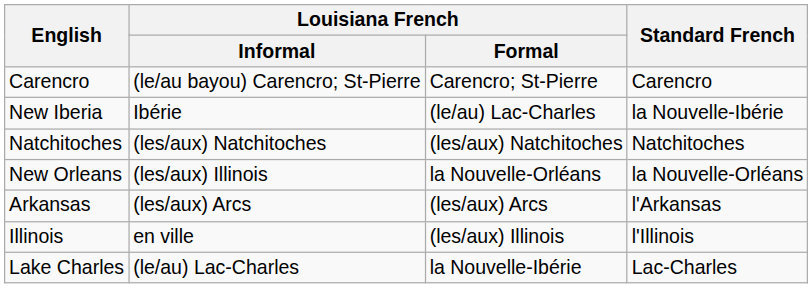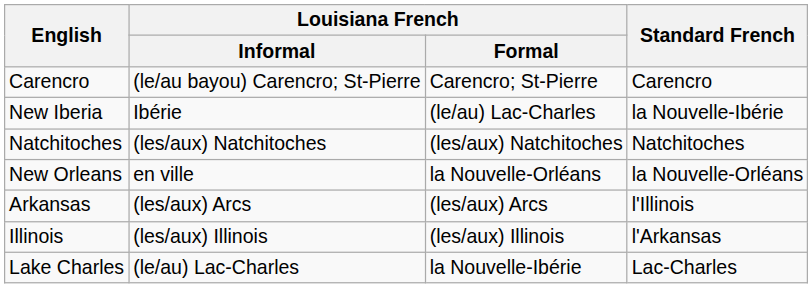(200, 174) (les/aux) Illinois -> (164, 174) en ville
(676, 205) l'Arkansas -> (663, 205) l'Illinois
(164, 236) en ville -> (200, 236) (les/aux) Illinois
(663, 236) l'Illinois -> (676, 236) l'Arkansas
